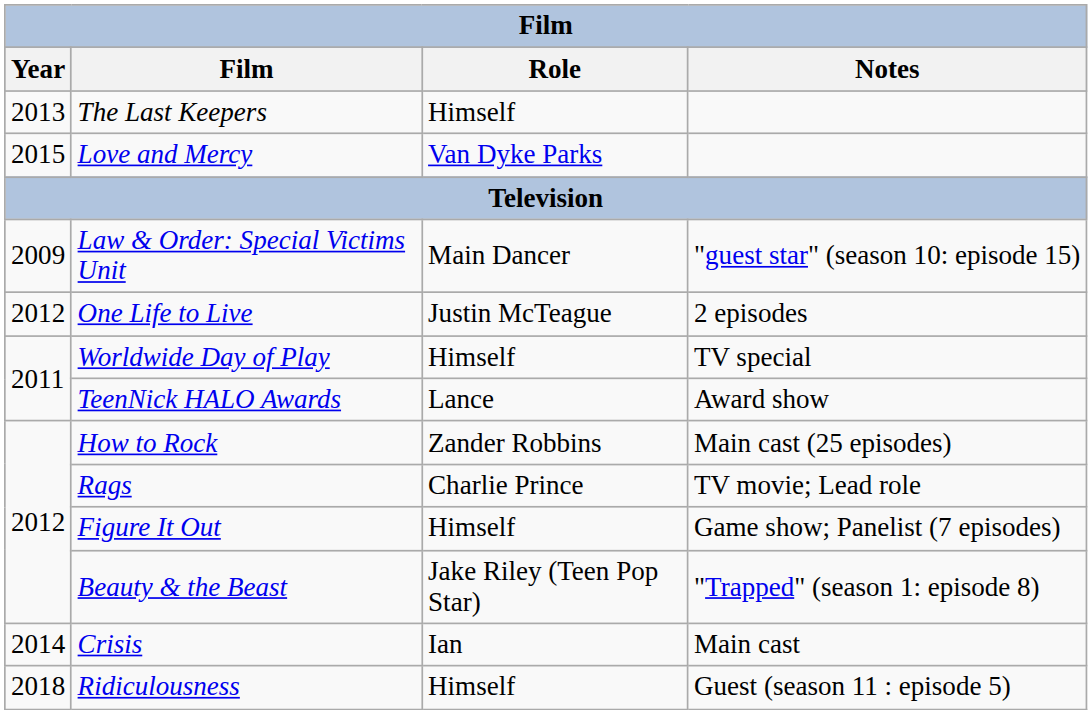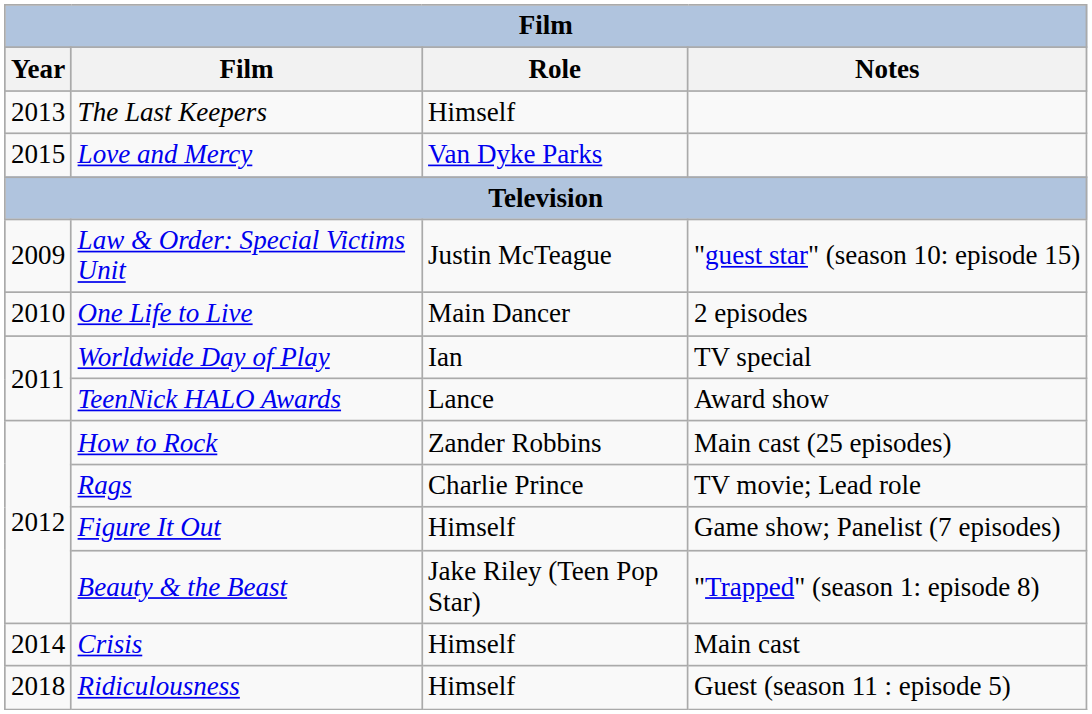(499, 255) Main Dancer -> (520, 255) Justin McTeague
(38, 313) 2012 -> (38, 313) 2010
(520, 313) Justin McTeague -> (499, 313) Main Dancer
(472, 356) Himself -> (445, 356) Ian
(445, 644) Ian -> (472, 644) Himself
